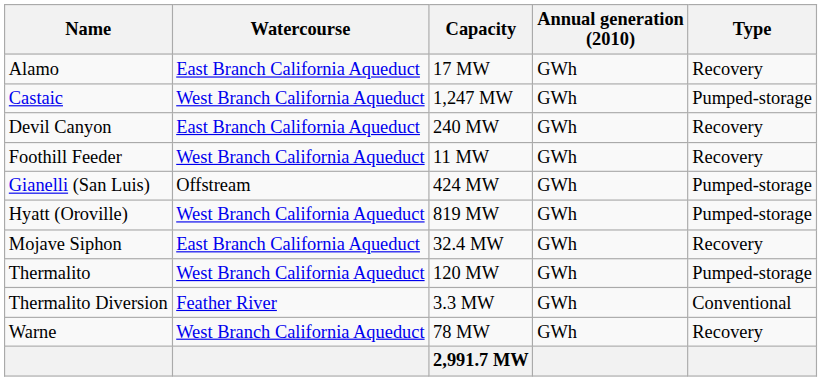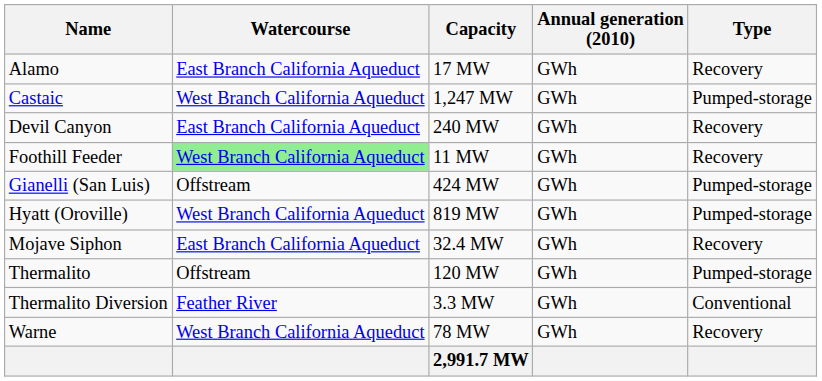(300, 156) no background -> (300, 156) lightgreen background
(300, 273) West Branch California Aqueduct -> (213, 273) Offstream
